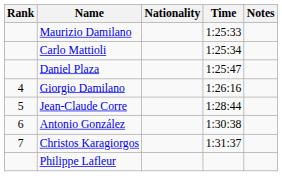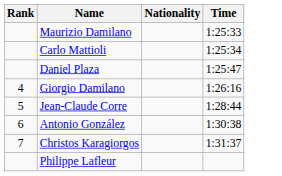- column: (261, 13)
